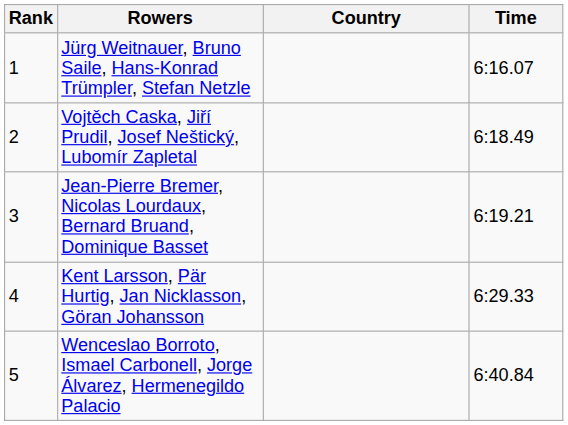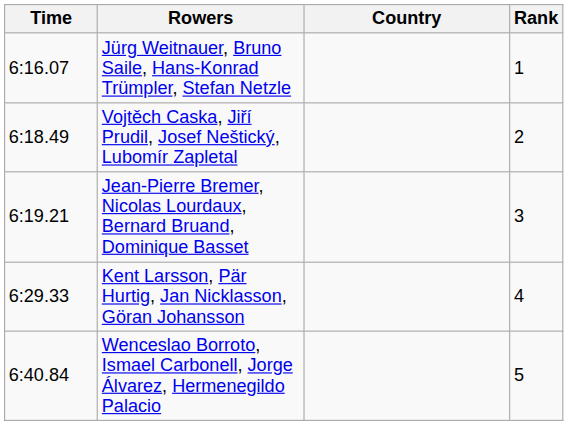columns swapped: (31, 18) <-> (516, 18)
